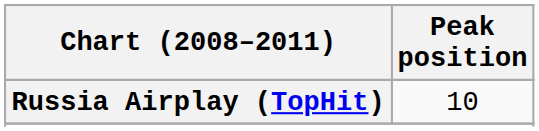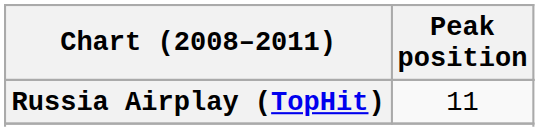(463, 102) 10 -> (463, 102) 11
